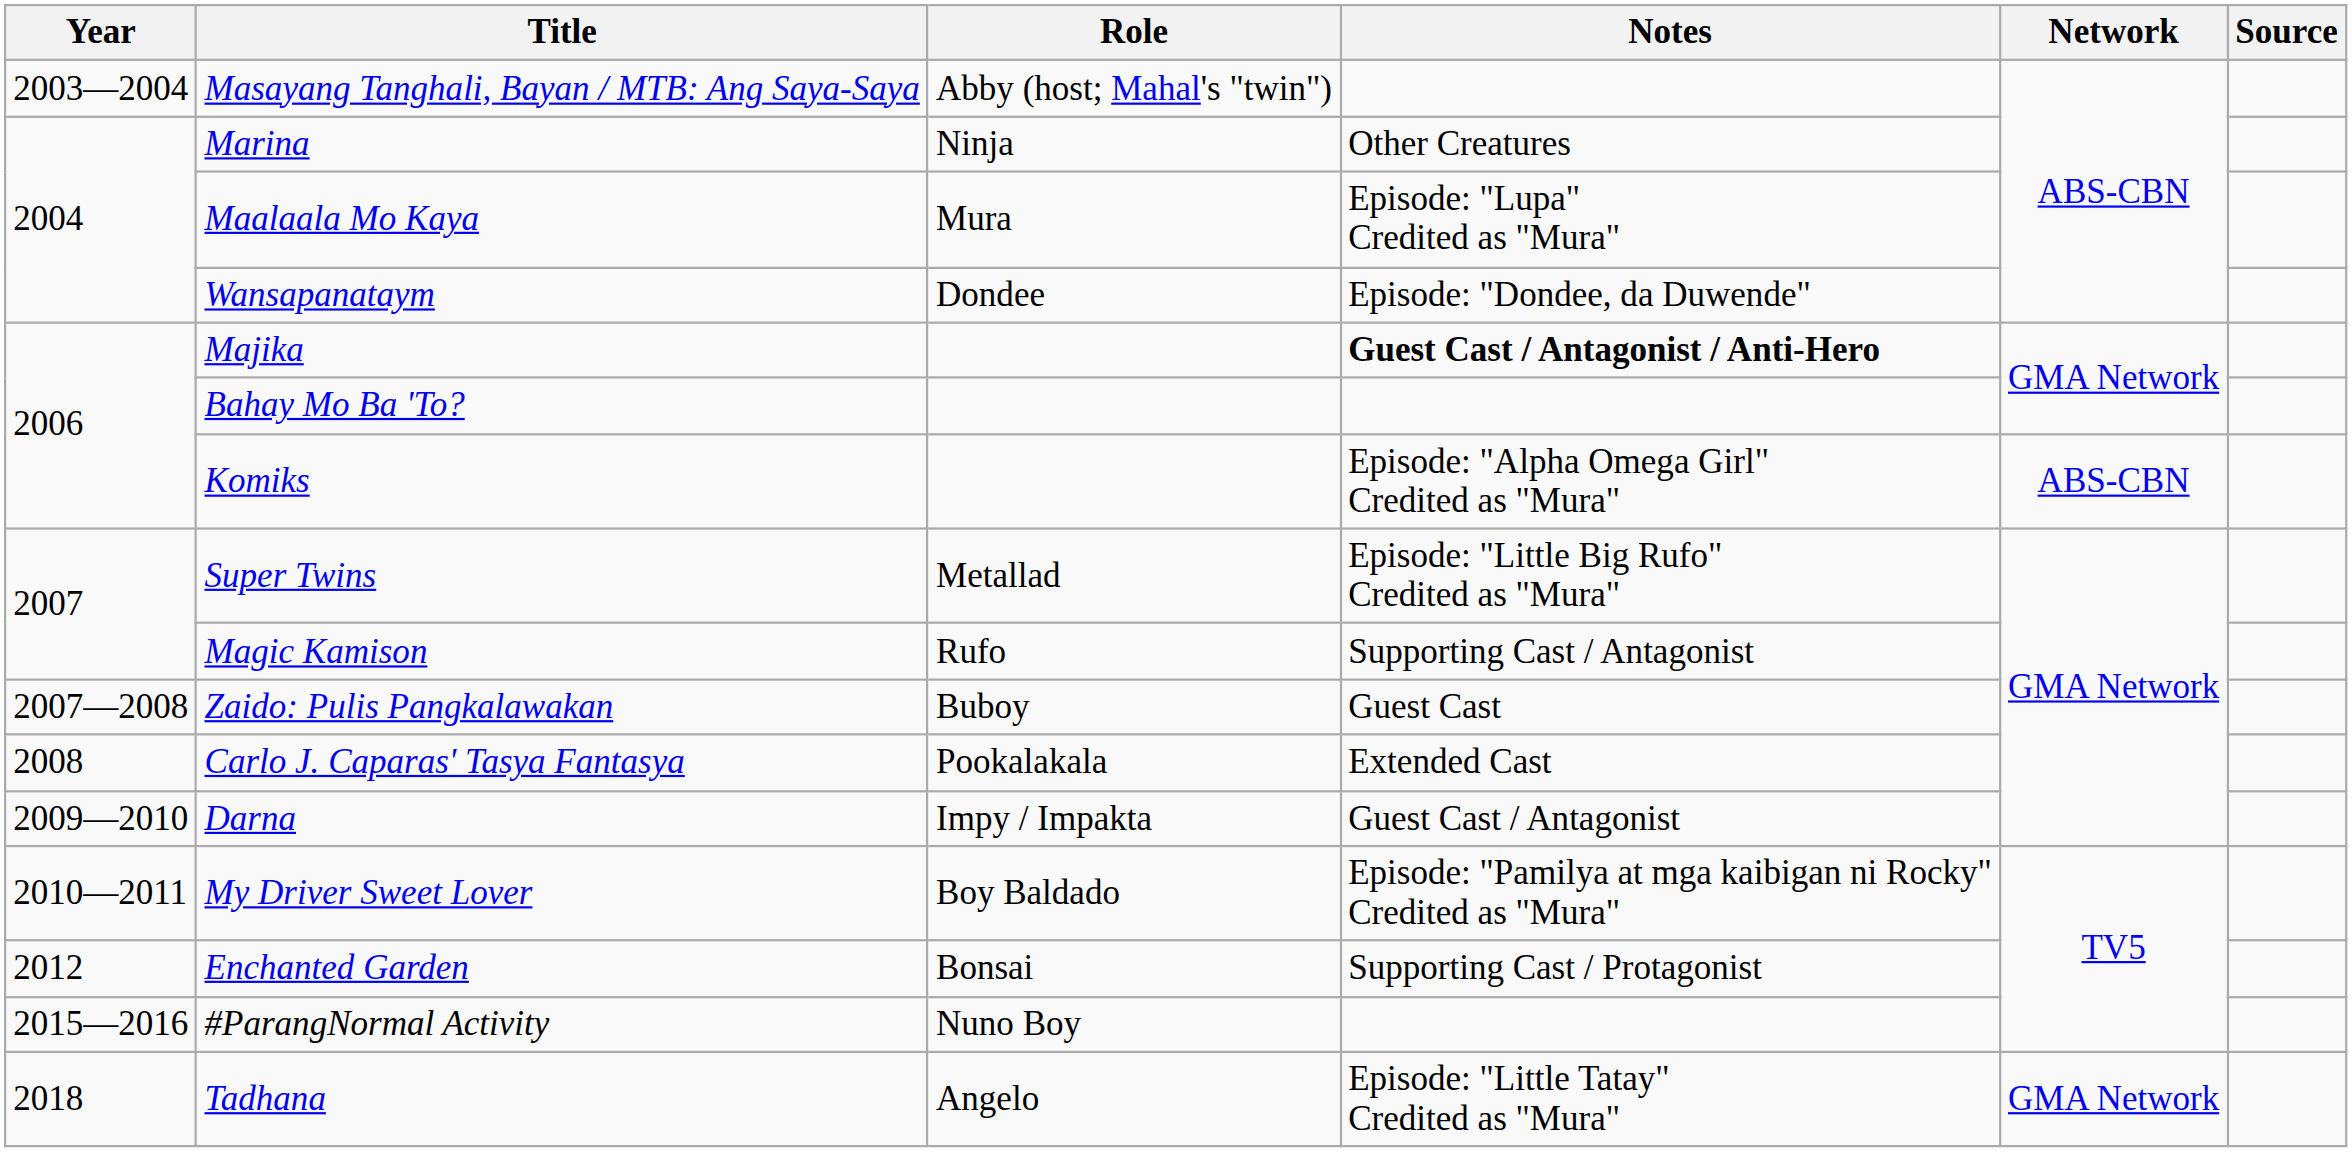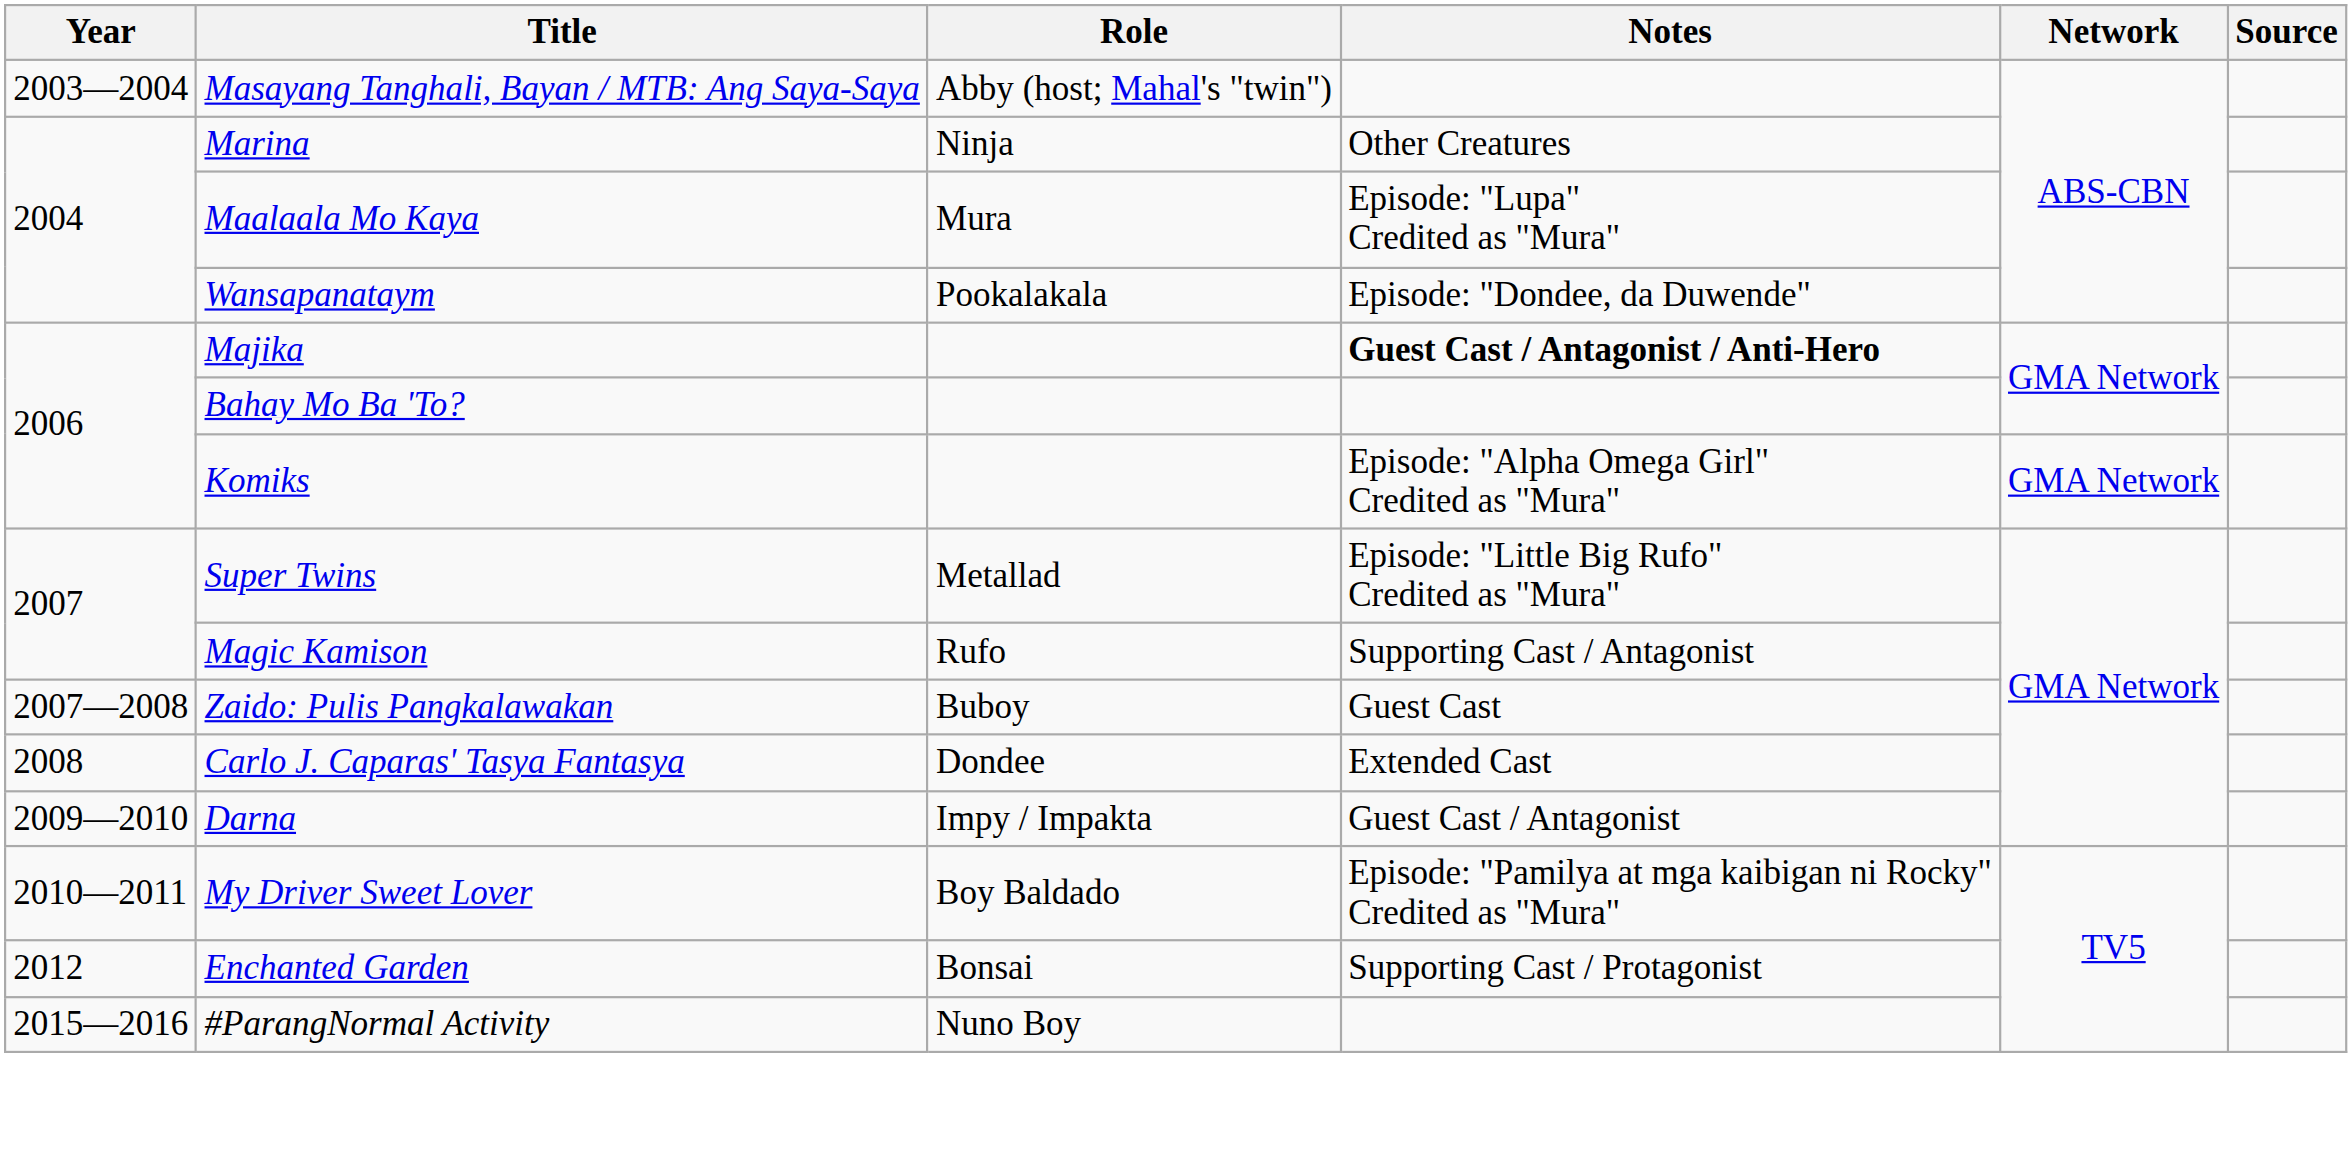(991, 293) Dondee -> (1022, 293) Pookalakala
(2114, 480) ABS-CBN -> (2114, 480) GMA Network
(1022, 761) Pookalakala -> (991, 761) Dondee
- row: (265, 1098)
